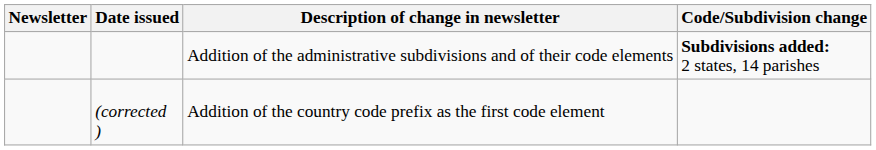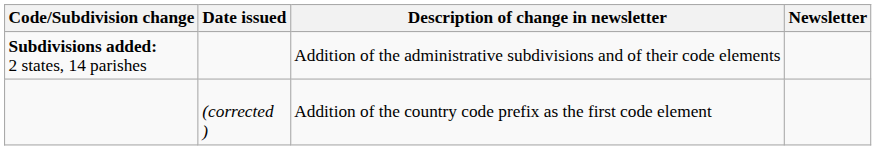columns swapped: (48, 18) <-> (774, 18)
